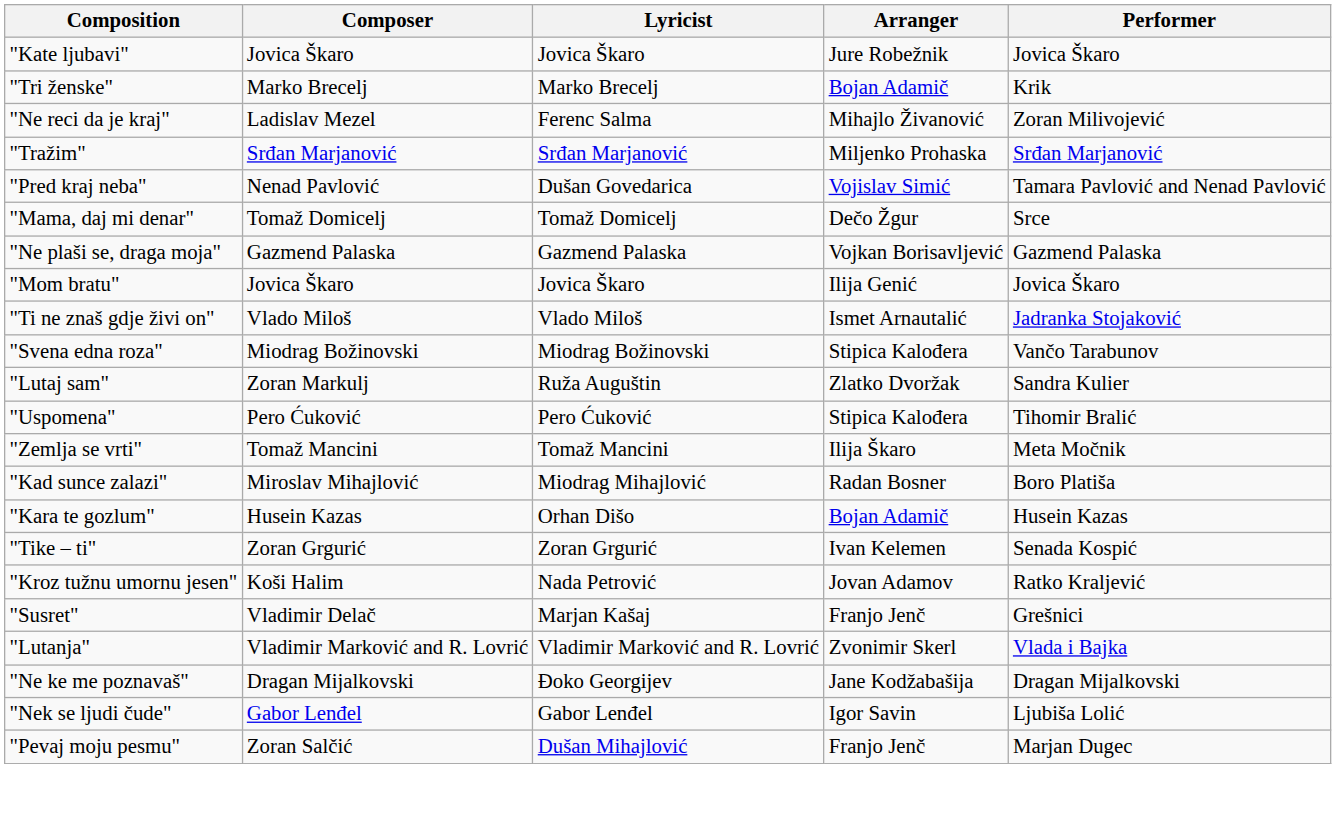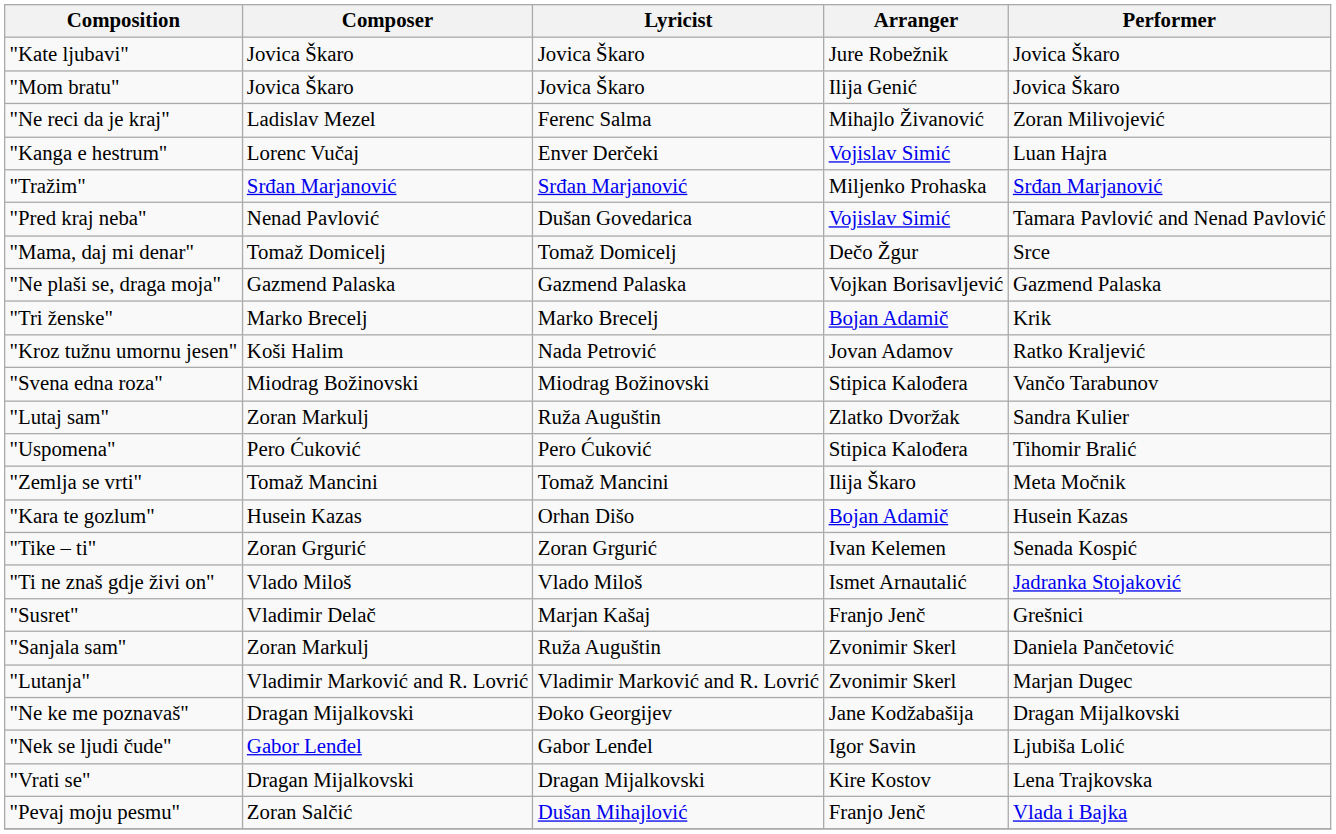rows swapped: (61, 86) <-> (64, 284)
+ row: (88, 152)
rows swapped: (112, 317) <-> (123, 581)
- row: (88, 482)
+ row: (68, 647)
(1070, 647) Vlada i Bajka -> (1073, 680) Marjan Dugec
+ row: (50, 779)
(1073, 746) Marjan Dugec -> (1070, 812) Vlada i Bajka
